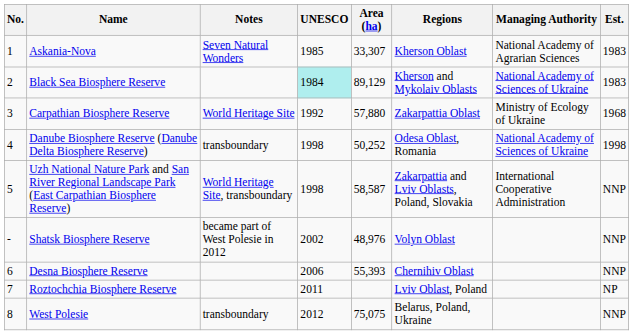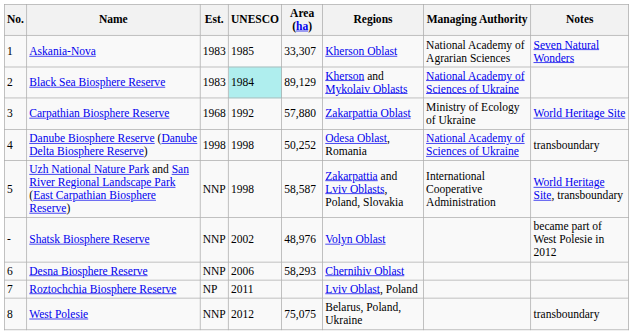columns swapped: (614, 20) <-> (249, 20)
(370, 271) 55,393 -> (300, 271) 58,293
